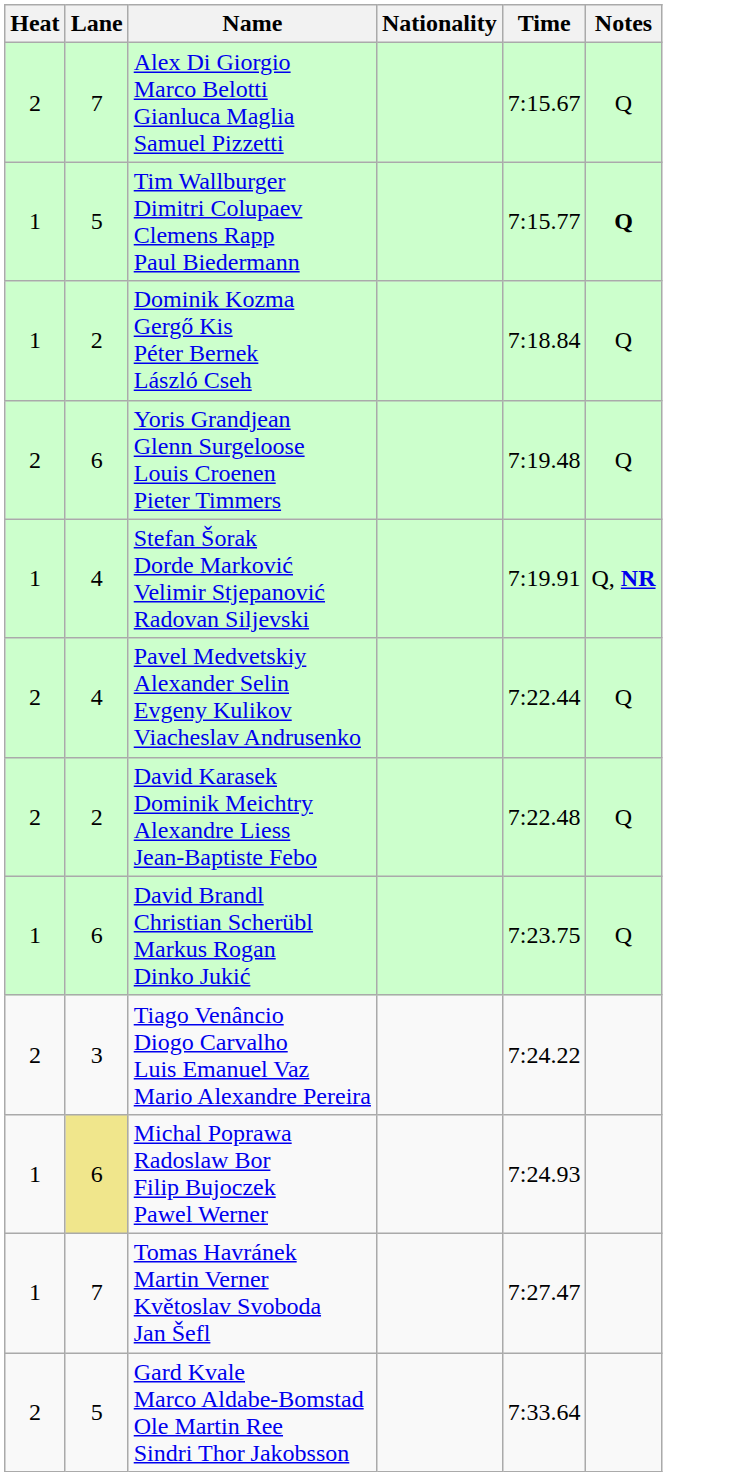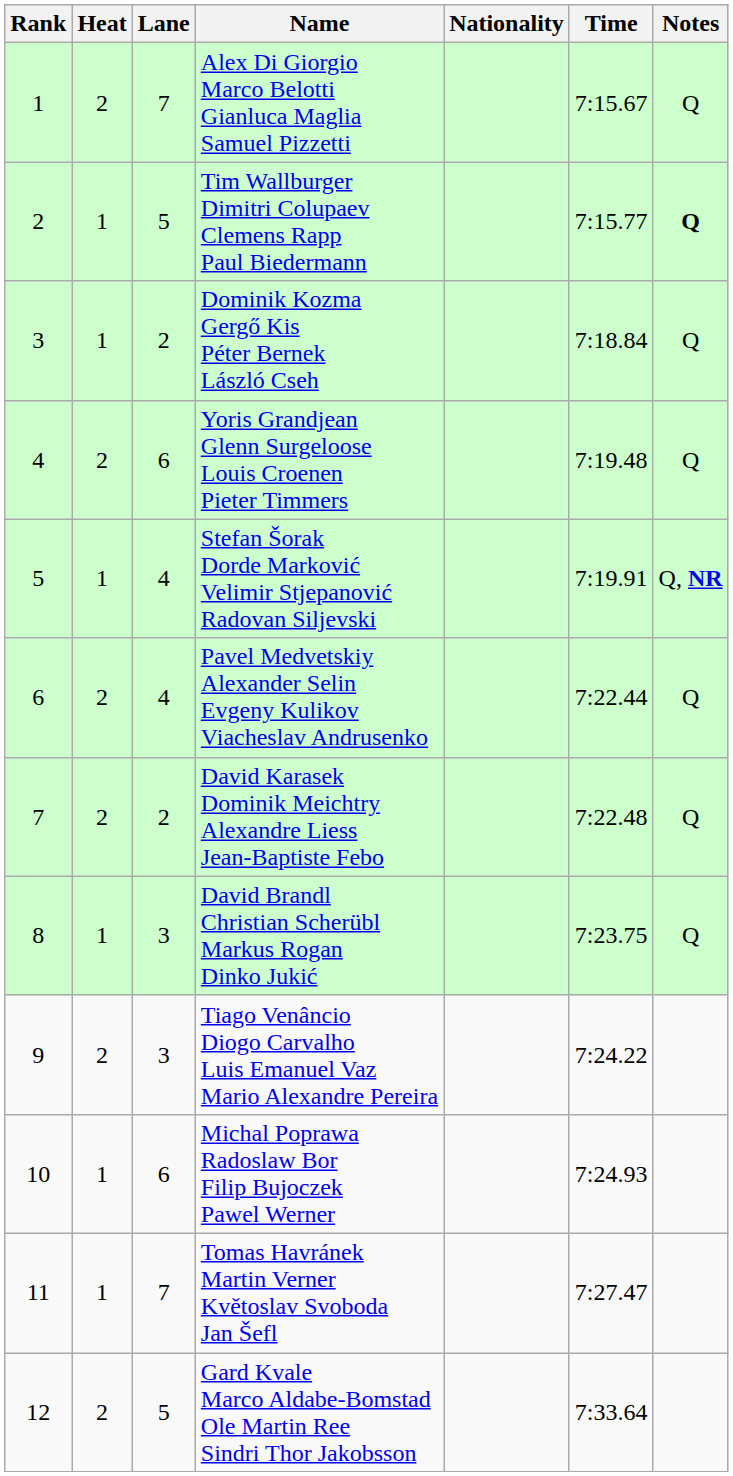+ column: (38, 23)
(97, 935) 6 -> (164, 935) 3
(97, 1173) khaki background -> (164, 1173) no background
